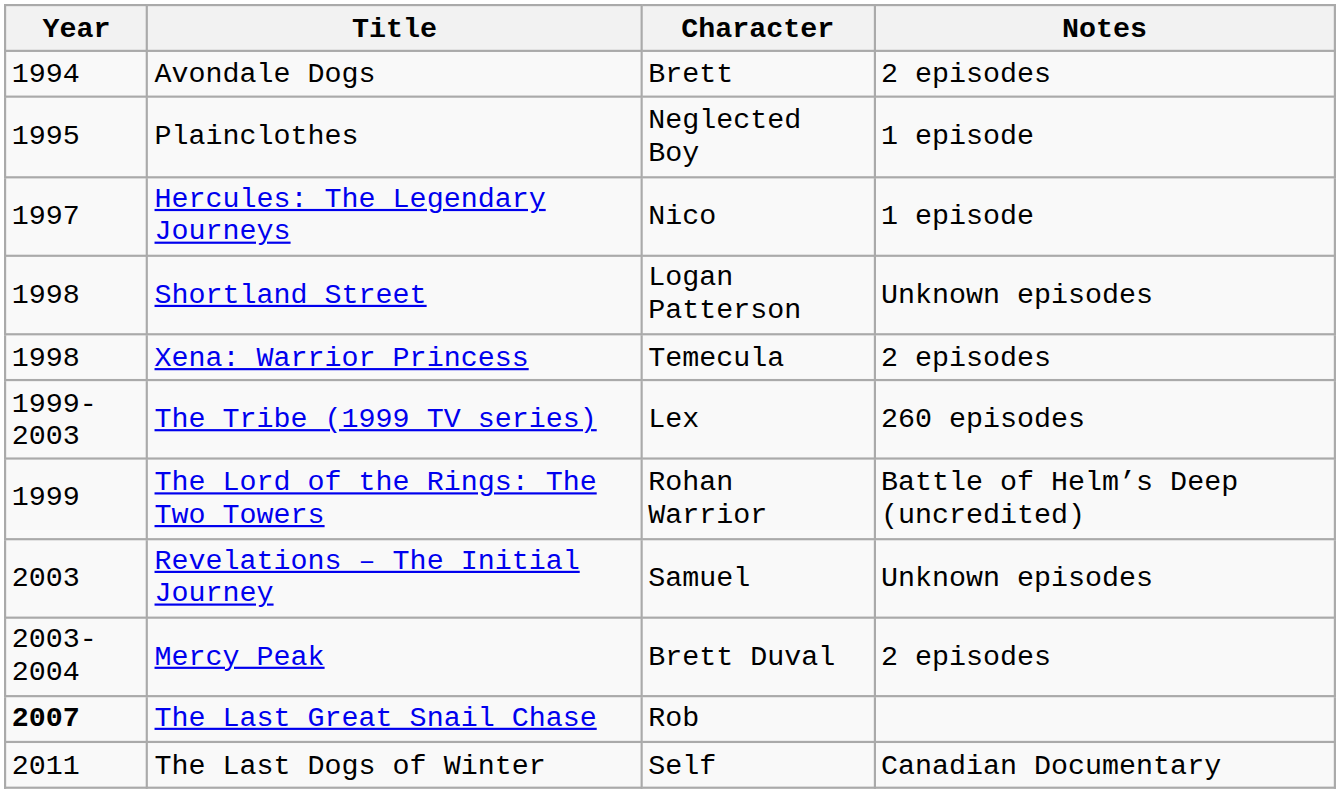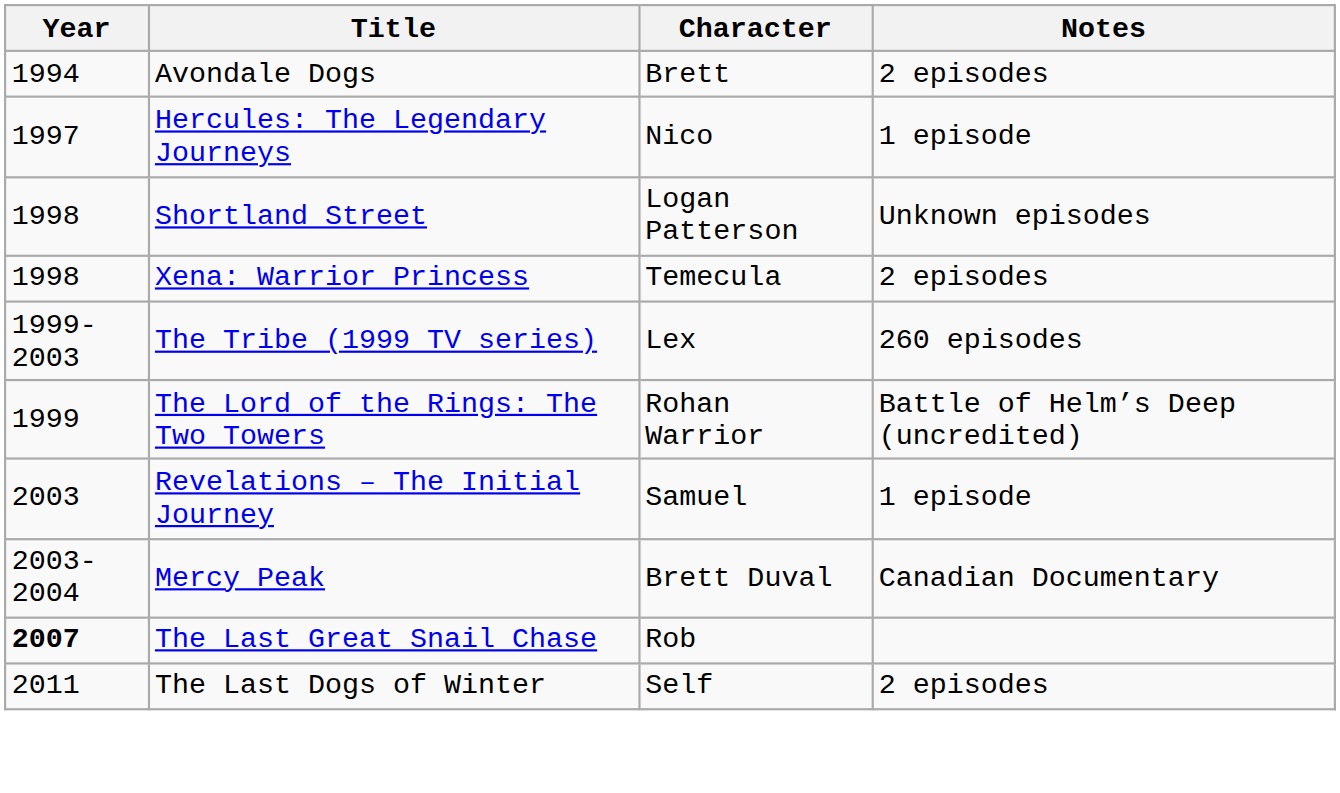- row: (257, 137)
(1017, 578) Unknown episodes -> (955, 499) 1 episode
(966, 656) 2 episodes -> (1049, 578) Canadian Documentary
(1051, 765) Canadian Documentary -> (964, 686) 2 episodes
